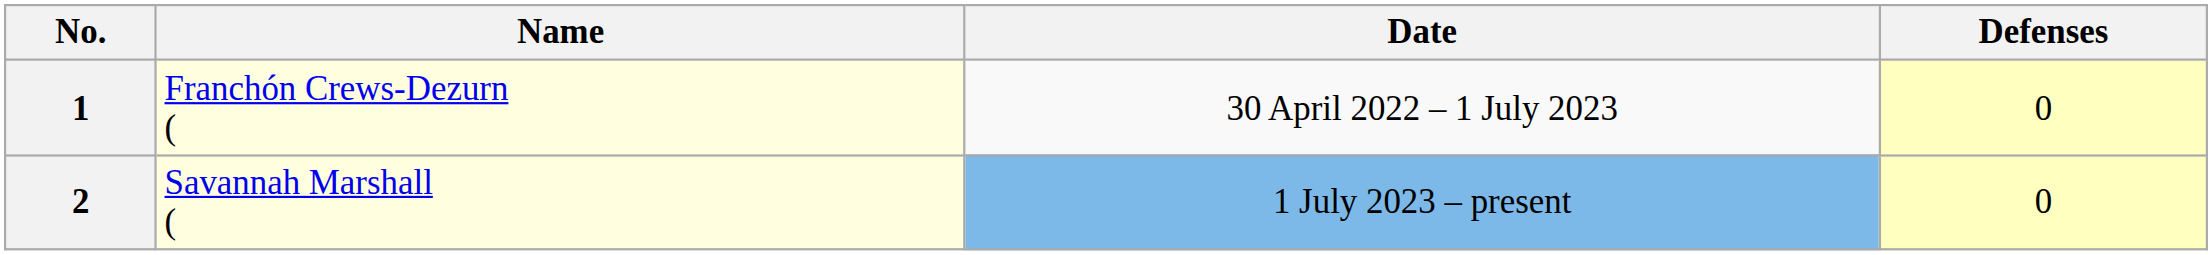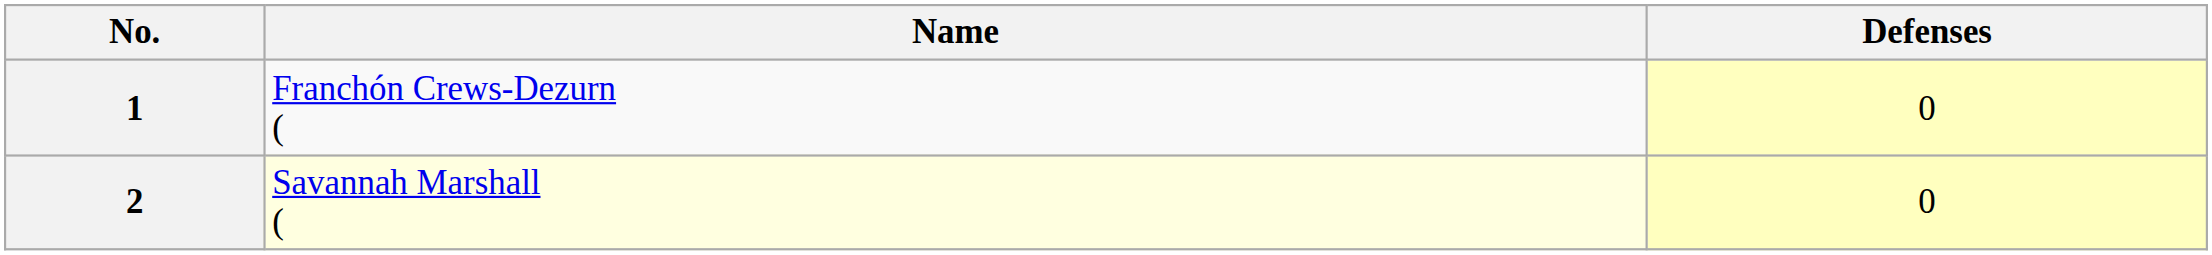- column: (1422, 32)
(336, 107) lightyellow background -> (444, 107) no background
